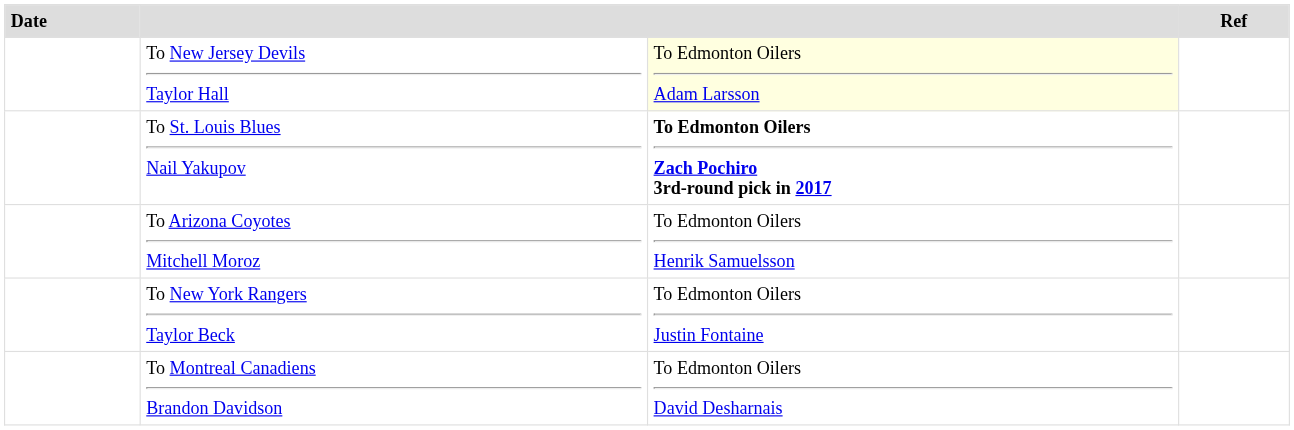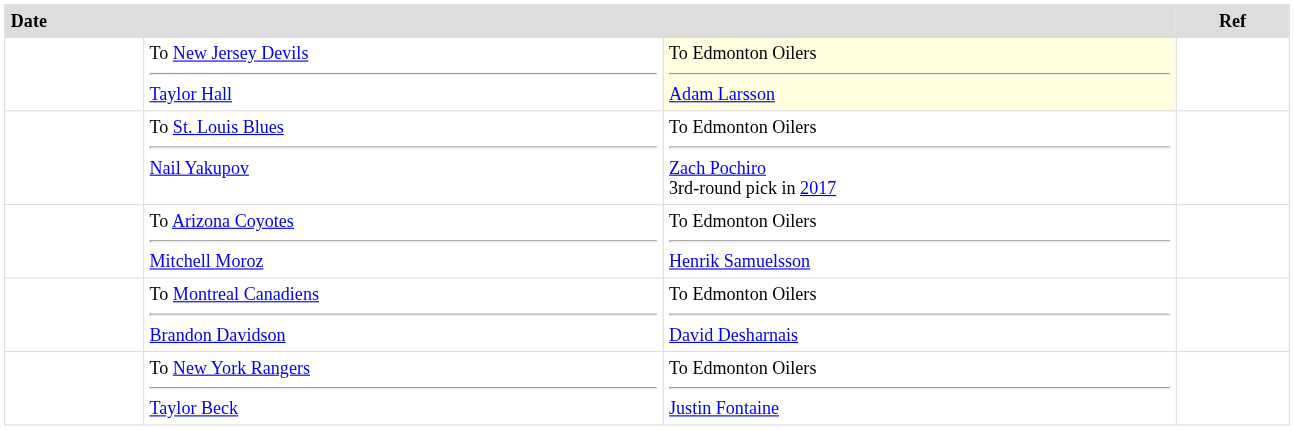(913, 157) bold -> (919, 157) normal
rows swapped: (394, 388) <-> (394, 314)
